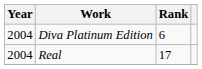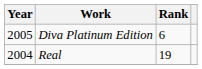(20, 34) 2004 -> (20, 34) 2005
(165, 54) 17 -> (165, 54) 19
